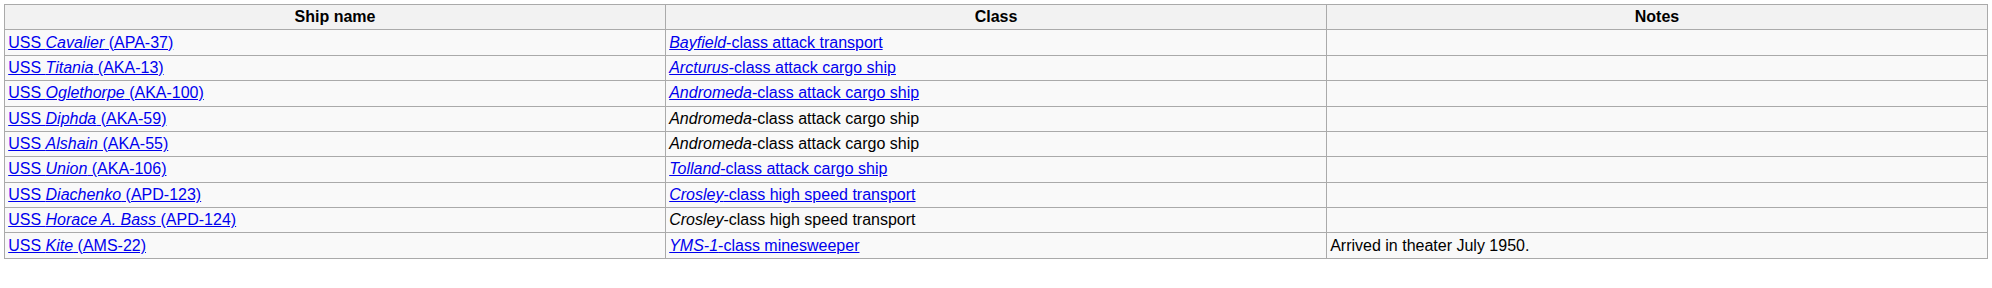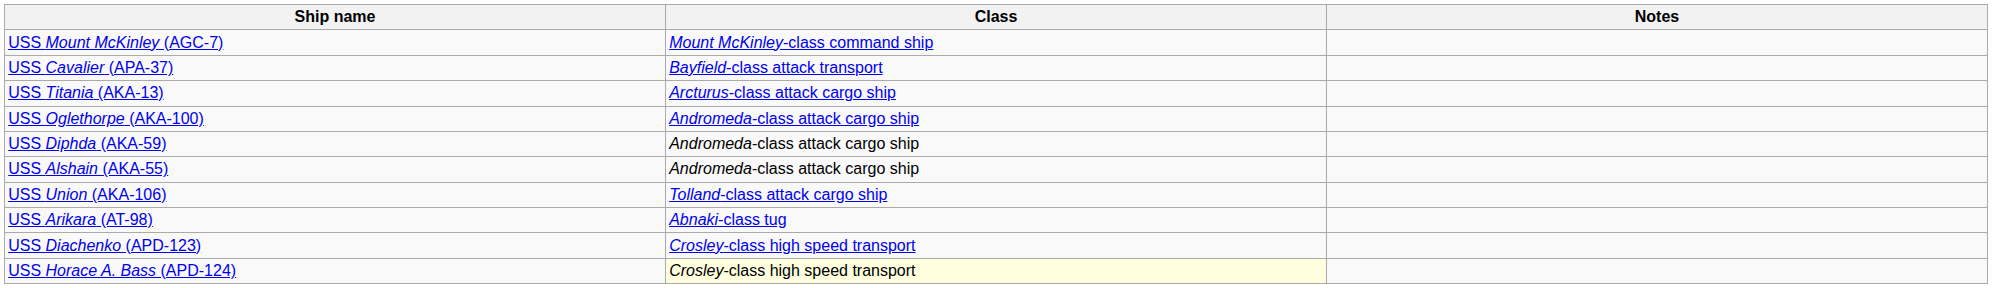+ row: (116, 42)
+ row: (81, 220)
(792, 220) no background -> (792, 270) lightyellow background
- row: (77, 245)
